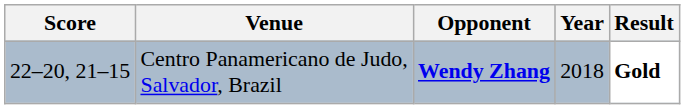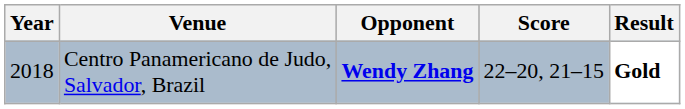columns swapped: (582, 22) <-> (70, 22)
